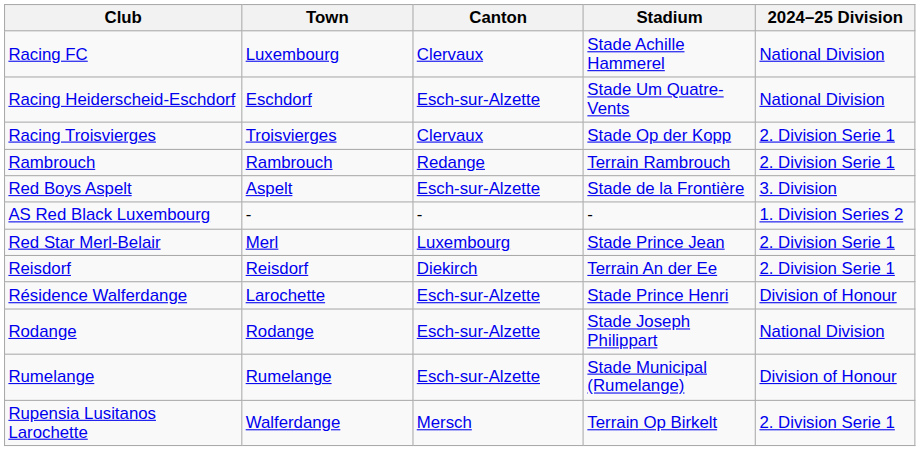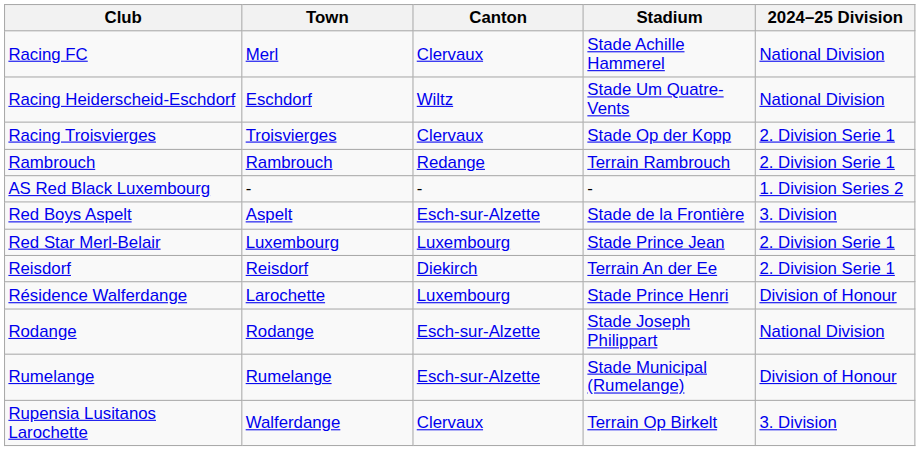(292, 53) Luxembourg -> (262, 53) Merl
(478, 99) Esch-sur-Alzette -> (435, 99) Wiltz
rows swapped: (109, 215) <-> (70, 188)
(262, 242) Merl -> (292, 242) Luxembourg
(478, 295) Esch-sur-Alzette -> (463, 295) Luxembourg
(444, 422) Mersch -> (450, 422) Clervaux
(827, 422) 2. Division Serie 1 -> (798, 422) 3. Division
